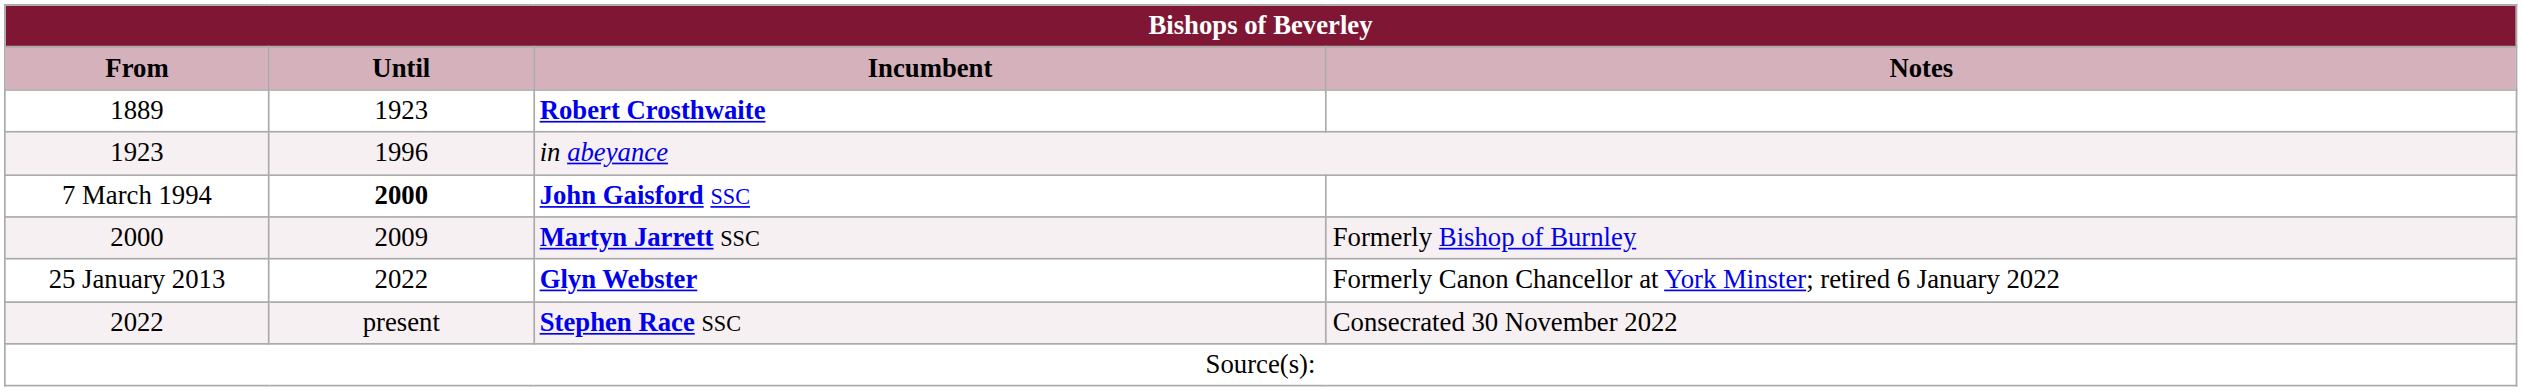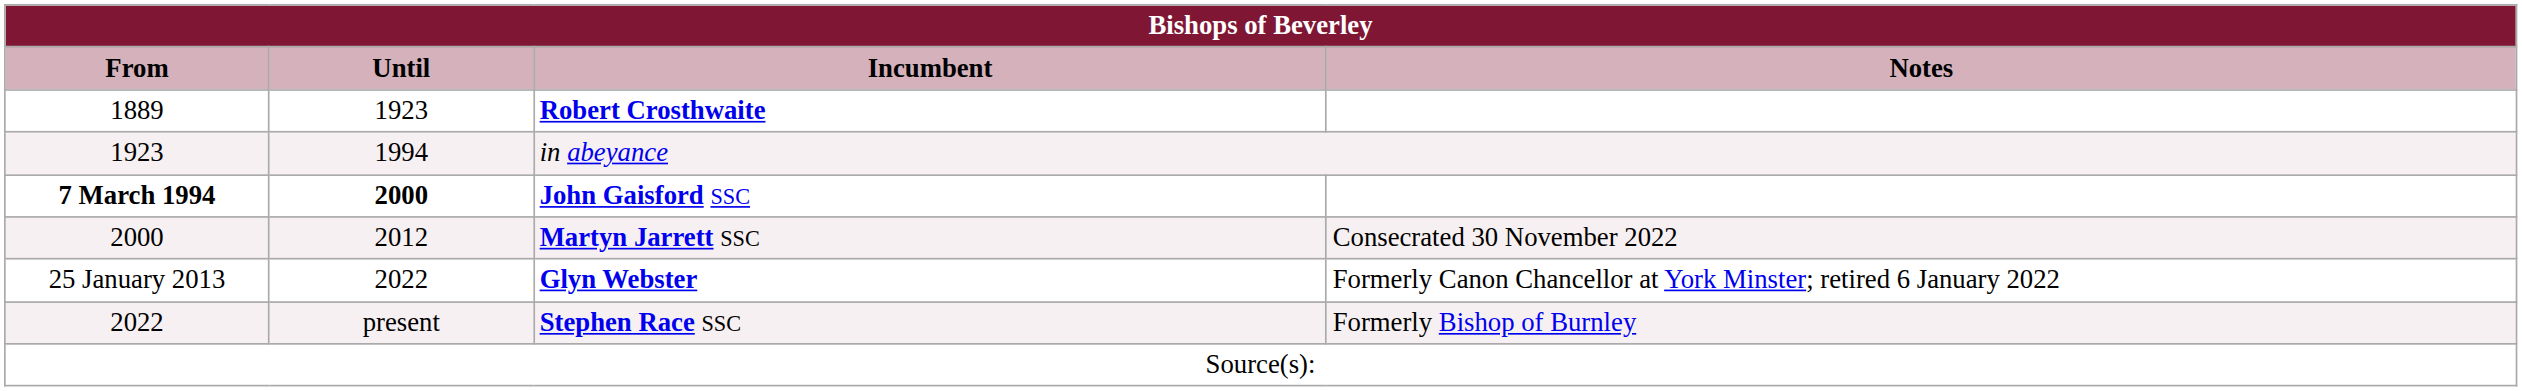(401, 152) 1996 -> (401, 152) 1994
(137, 195) normal -> (137, 195) bold
(401, 237) 2009 -> (401, 237) 2012
(1484, 237) Formerly Bishop of Burnley -> (1505, 237) Consecrated 30 November 2022
(1505, 322) Consecrated 30 November 2022 -> (1484, 322) Formerly Bishop of Burnley
